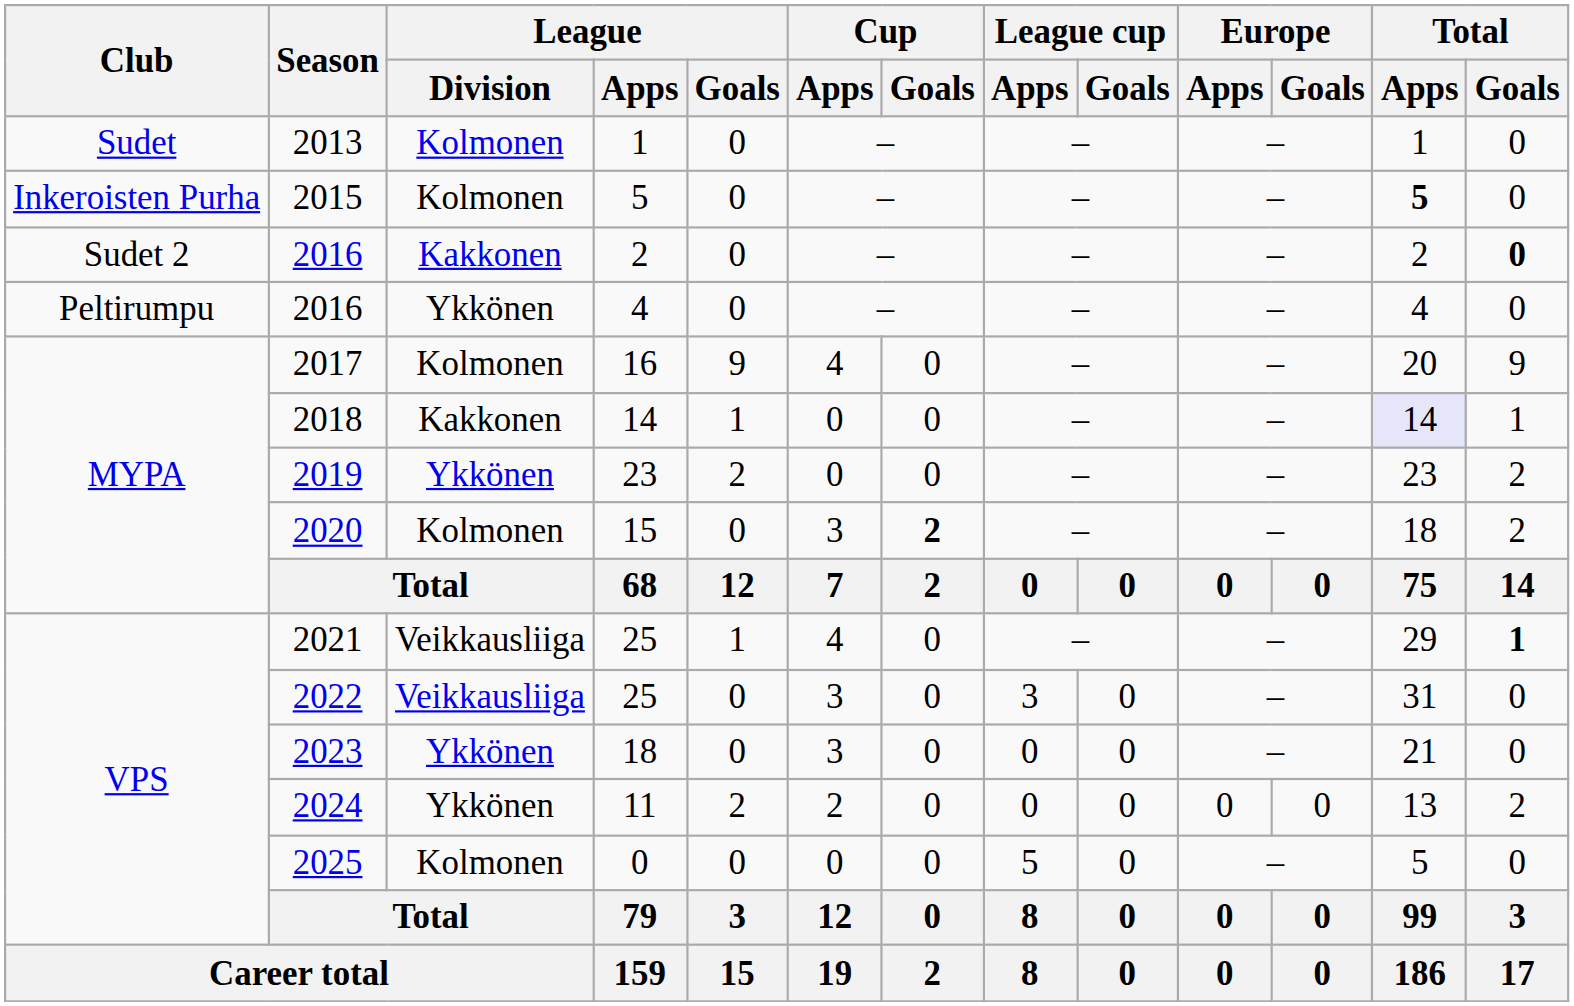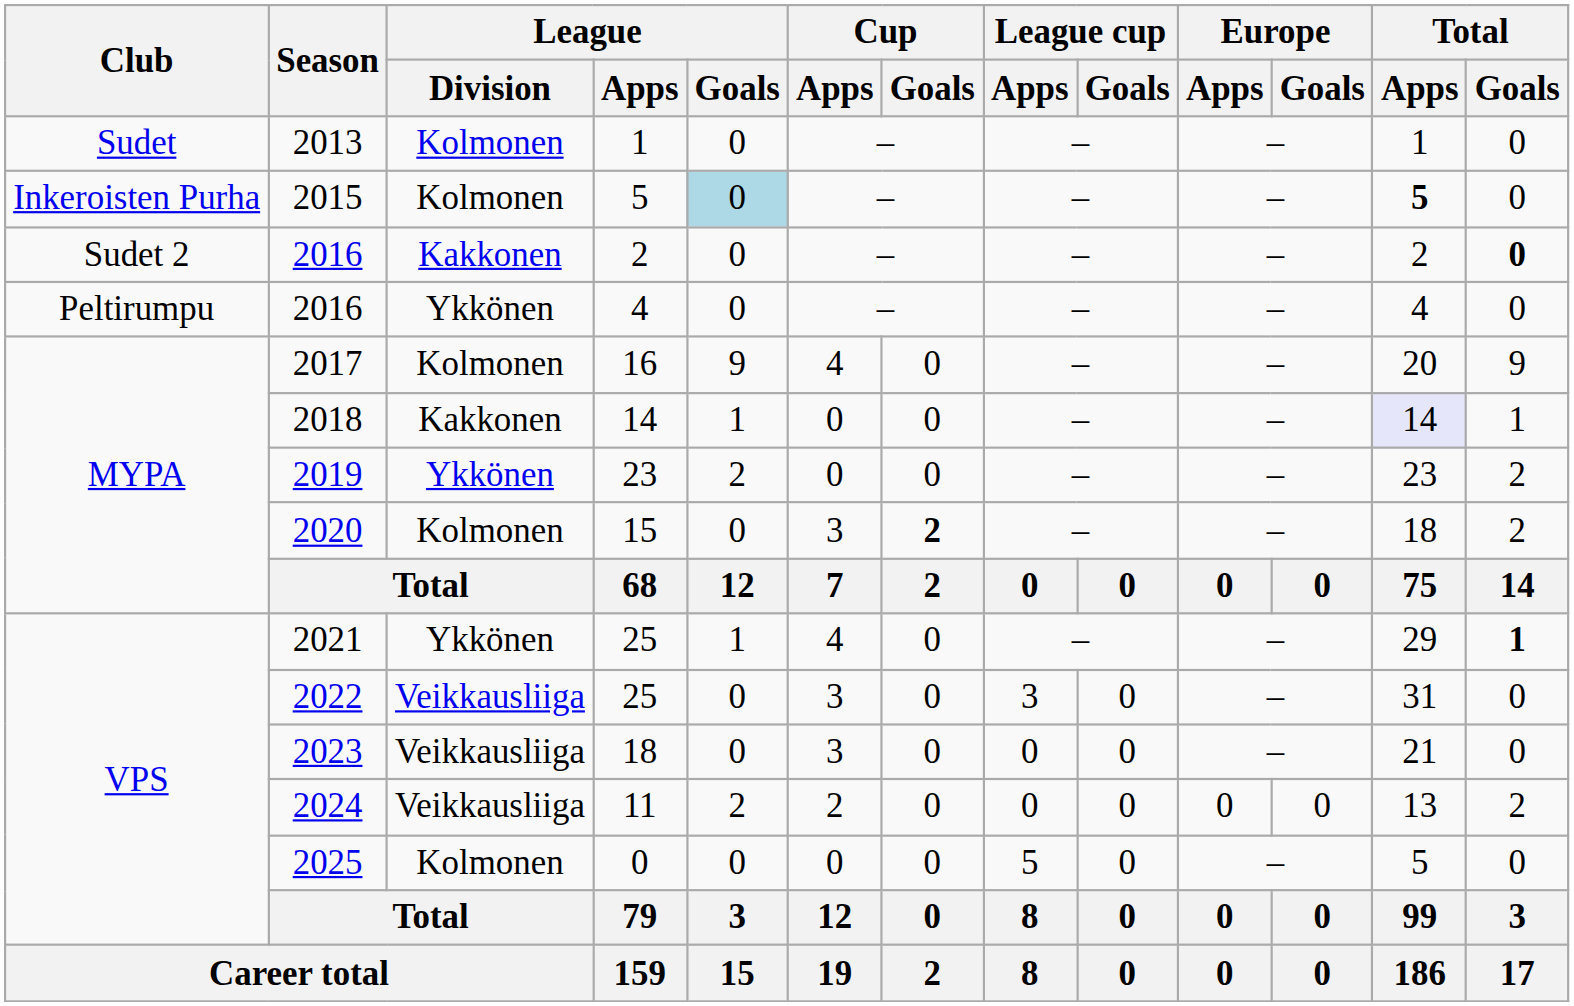(737, 198) no background -> (737, 198) lightblue background
(490, 640) Veikkausliiga -> (490, 640) Ykkönen
(490, 751) Ykkönen -> (490, 751) Veikkausliiga
(490, 806) Ykkönen -> (490, 806) Veikkausliiga
